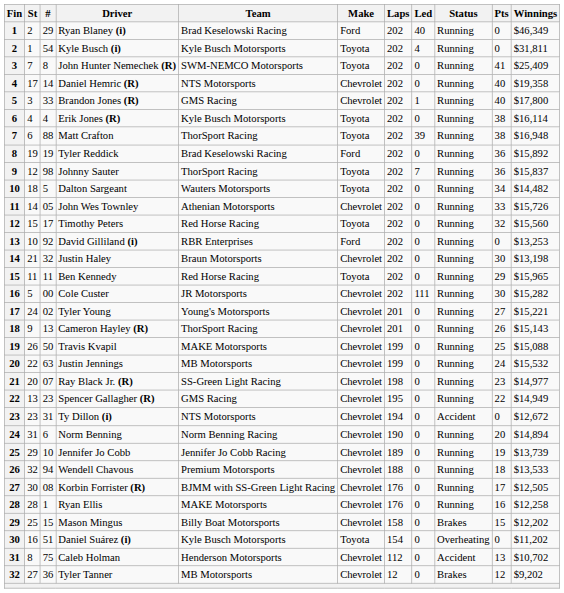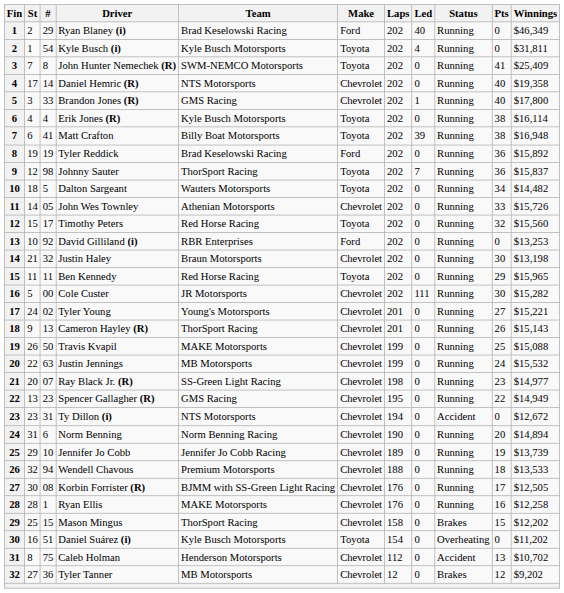(48, 136) 88 -> (48, 136) 41
(219, 136) ThorSport Racing -> (230, 136) Billy Boat Motorsports
(230, 522) Billy Boat Motorsports -> (219, 522) ThorSport Racing
